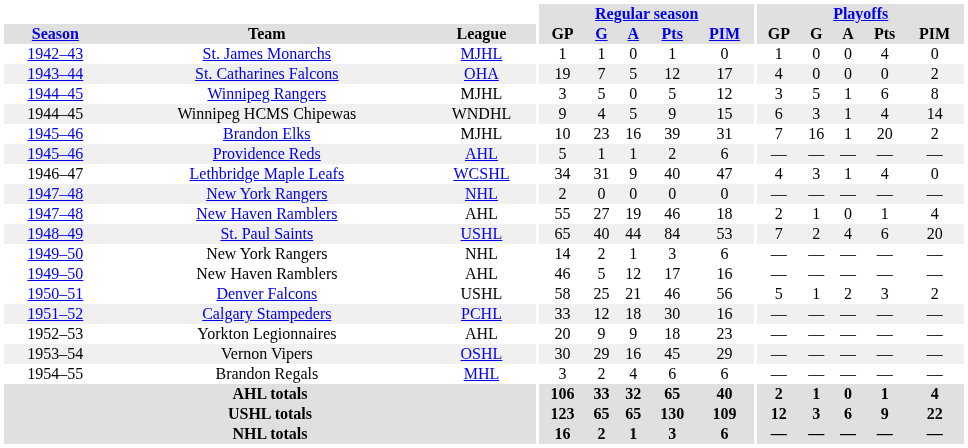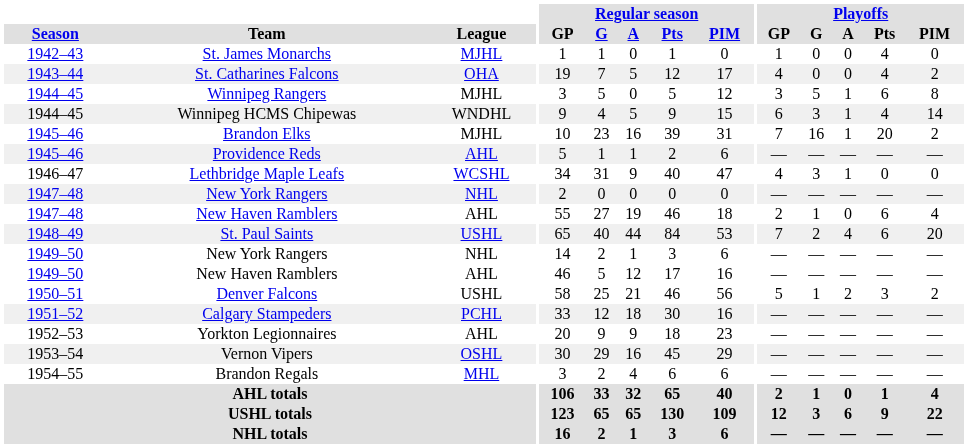(885, 74) 0 -> (885, 74) 4
(885, 174) 4 -> (885, 174) 0
(885, 214) 1 -> (885, 214) 6
